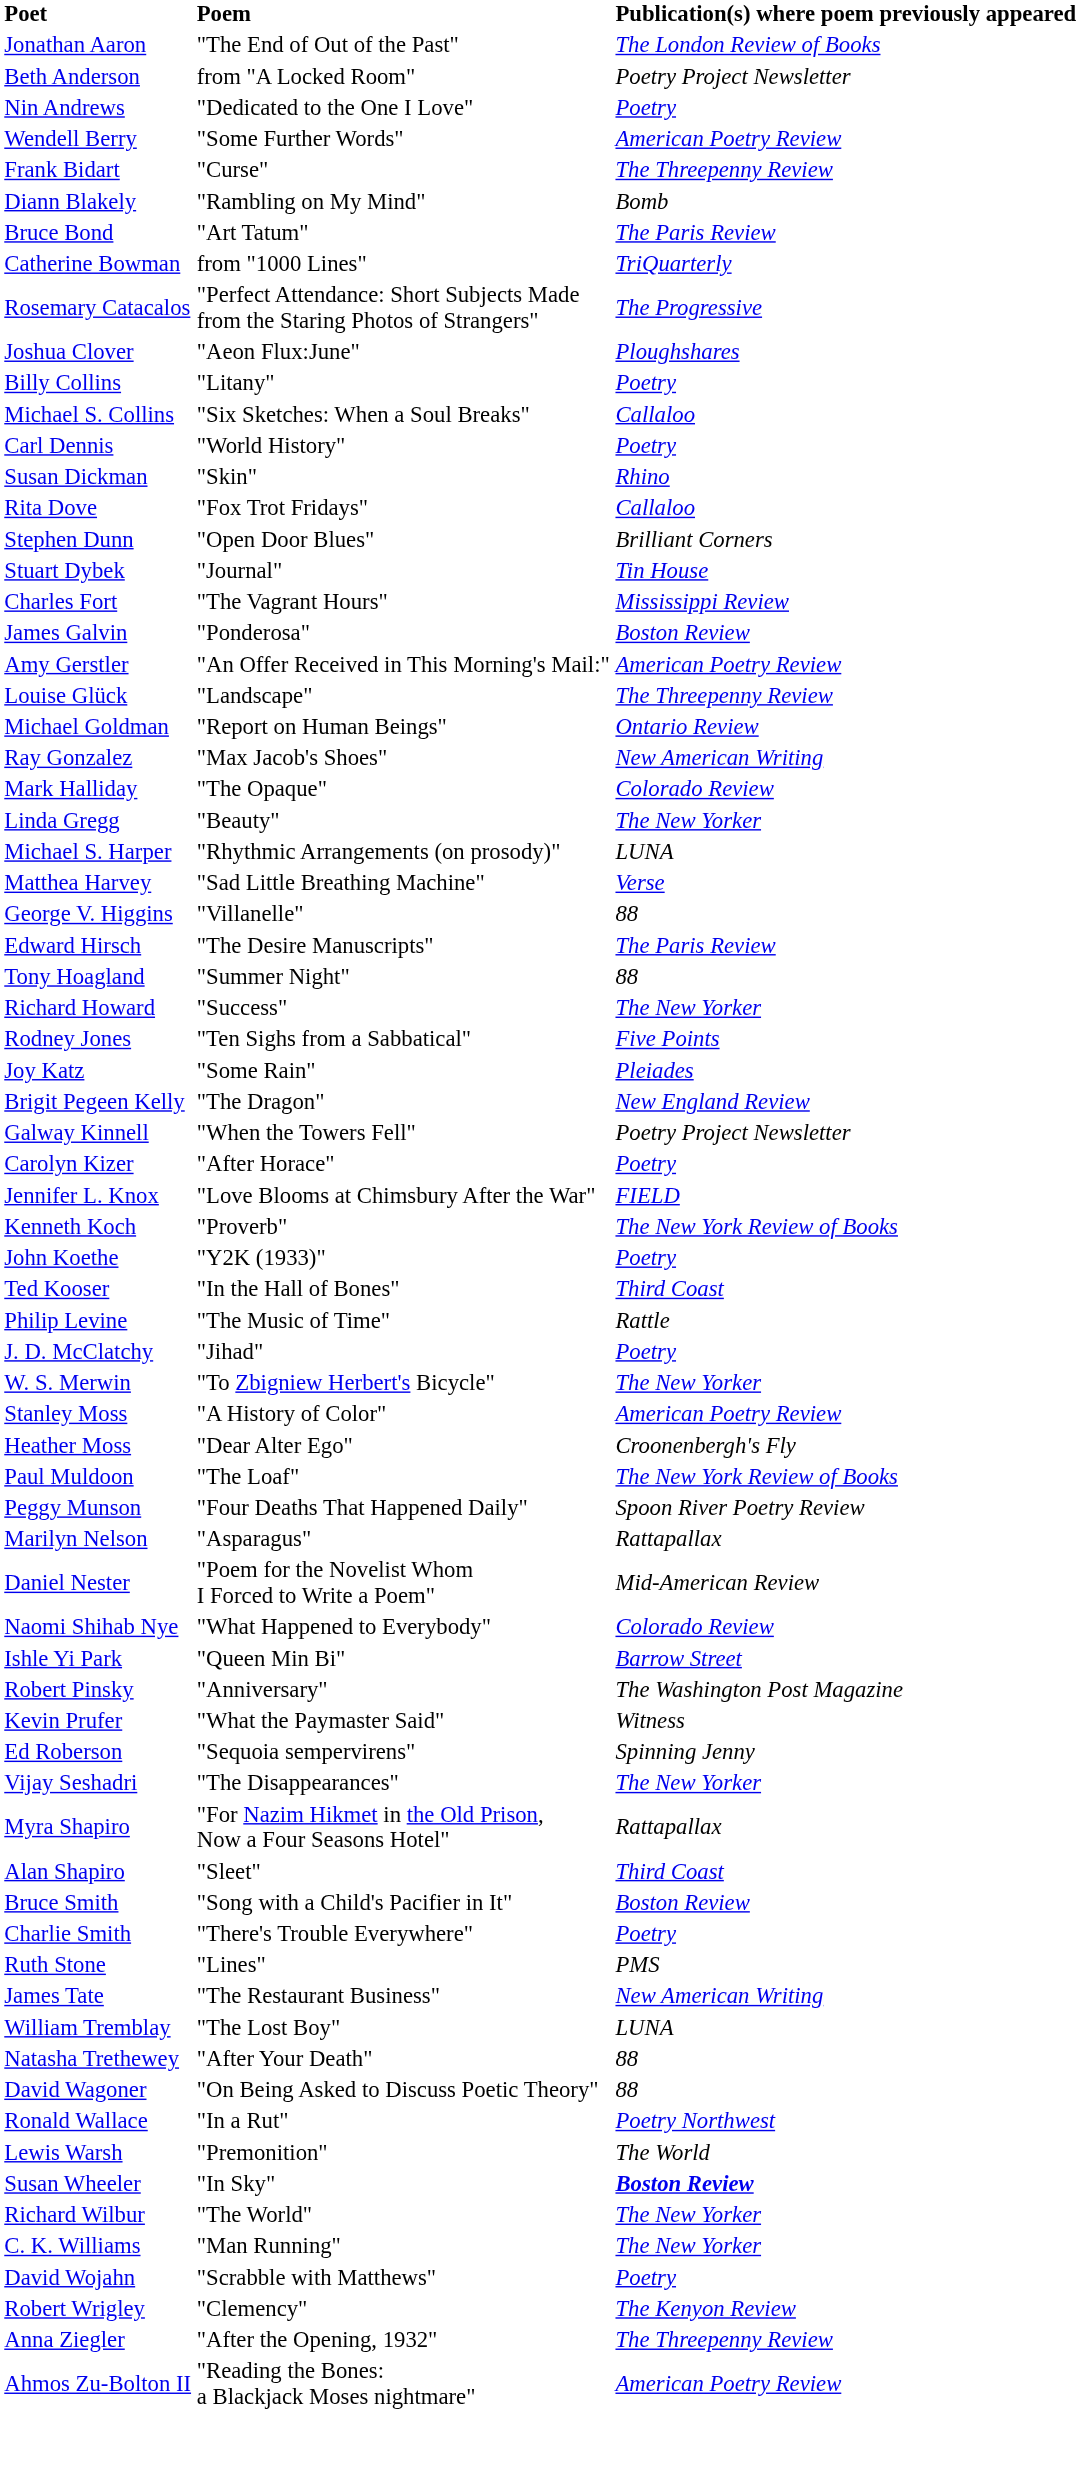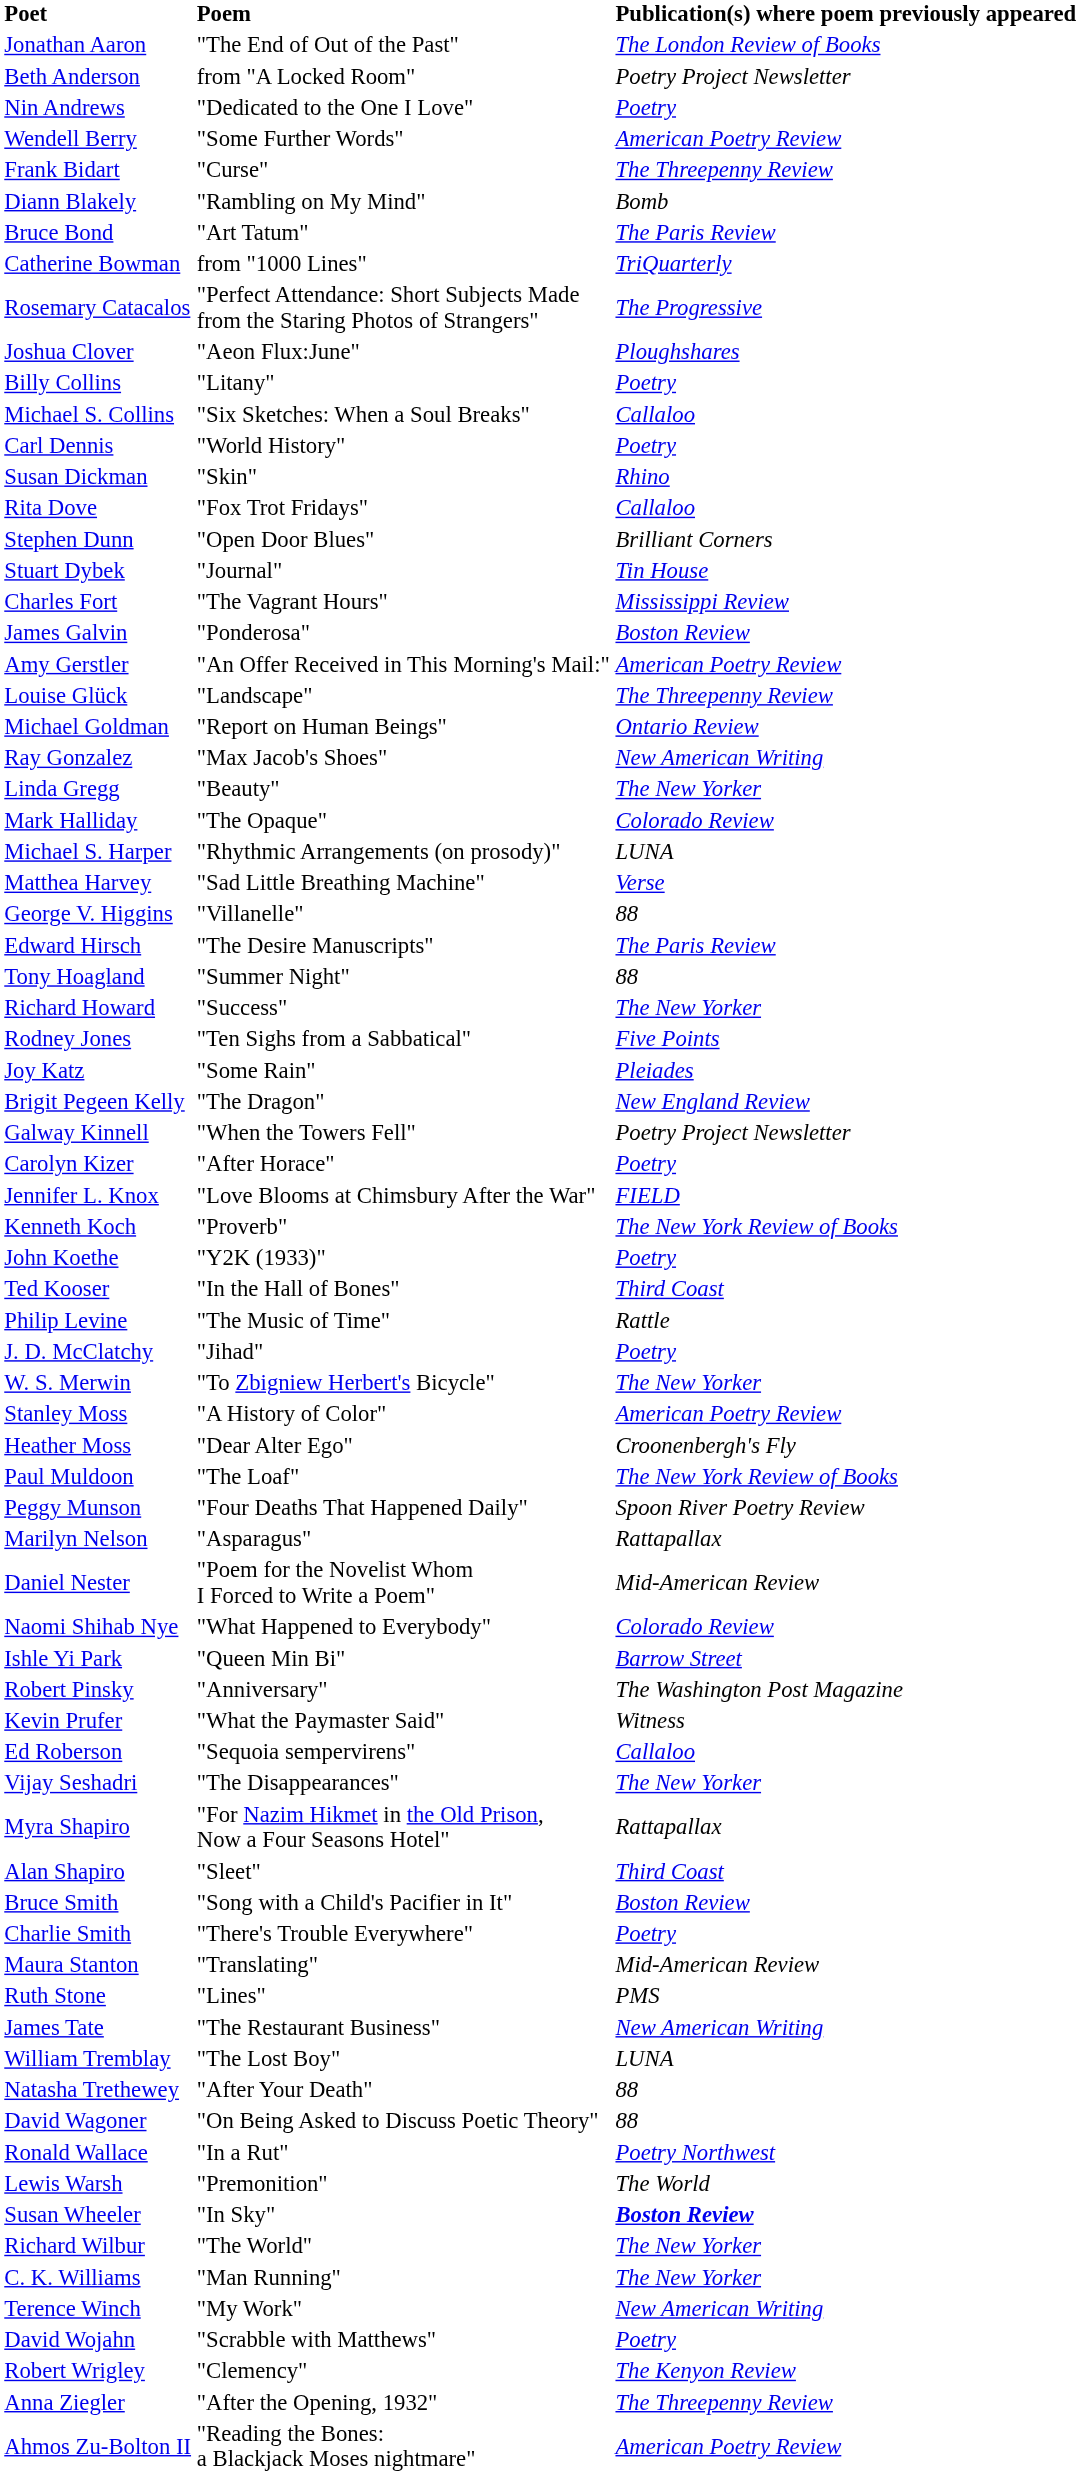rows swapped: (62, 820) <-> (71, 789)
(685, 1751) Spinning Jenny -> (655, 1751) Callaloo
+ row: (71, 1964)
+ row: (72, 2308)
